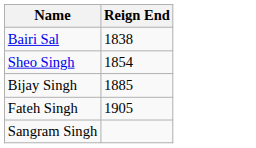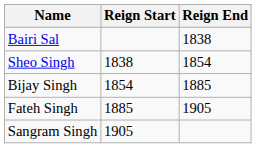+ column: (140, 16)
